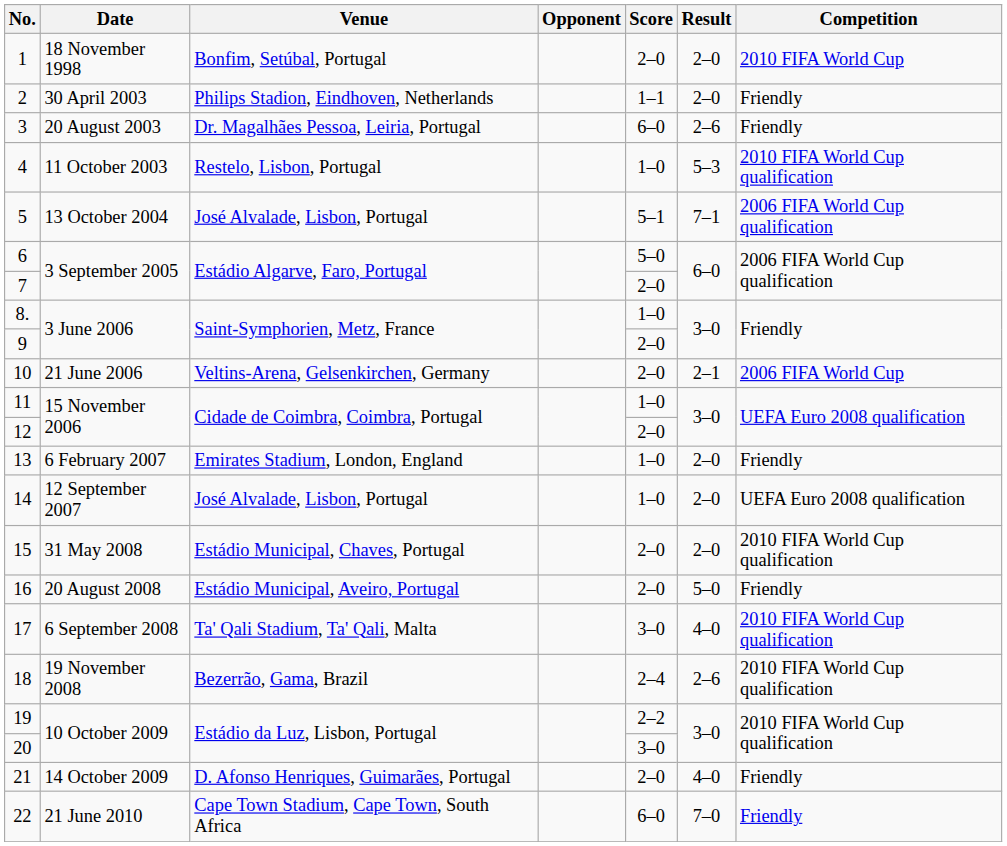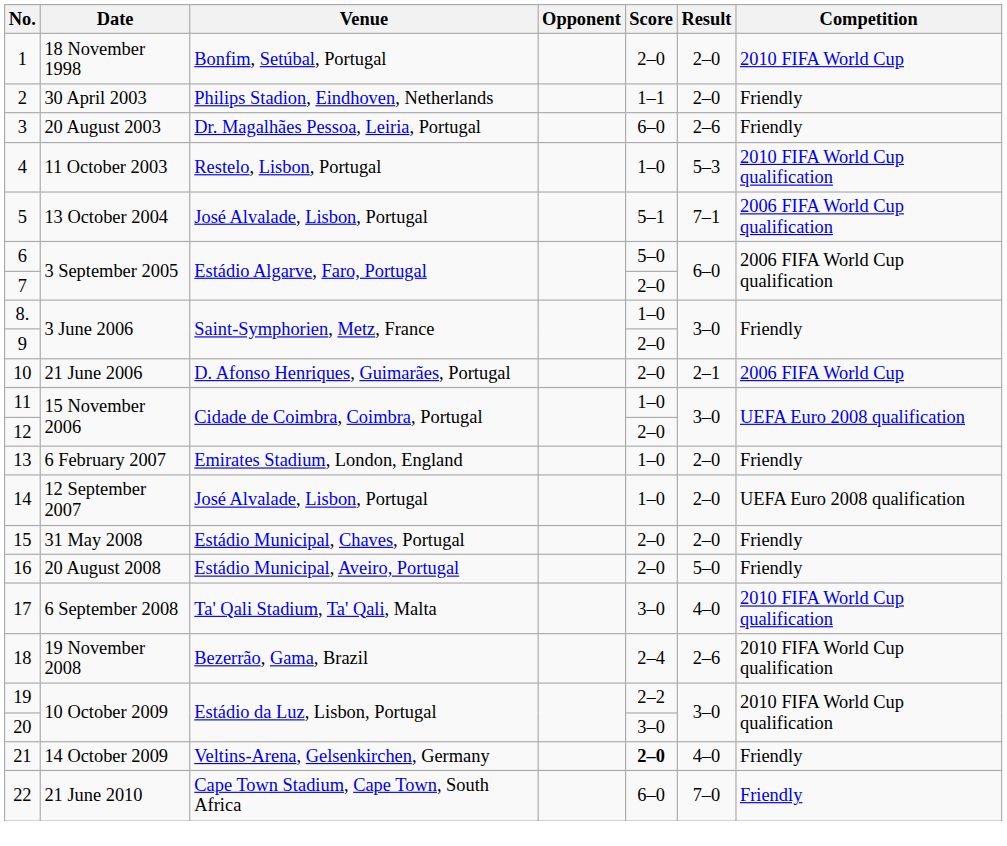(342, 373) Veltins-Arena, Gelsenkirchen, Germany -> (352, 373) D. Afonso Henriques, Guimarães, Portugal
(822, 549) 2010 FIFA World Cup qualification -> (771, 539) Friendly
(352, 776) D. Afonso Henriques, Guimarães, Portugal -> (342, 756) Veltins-Arena, Gelsenkirchen, Germany
(651, 776) normal -> (651, 756) bold
